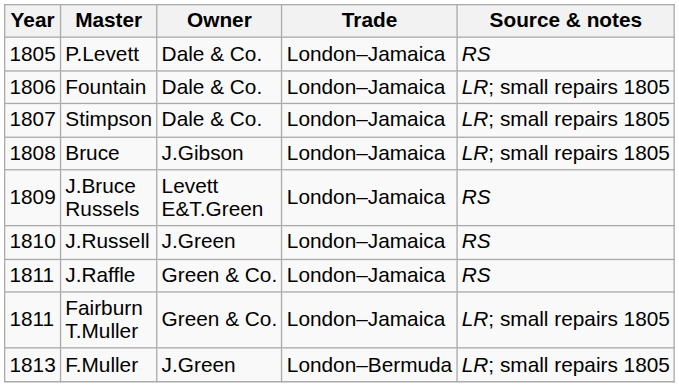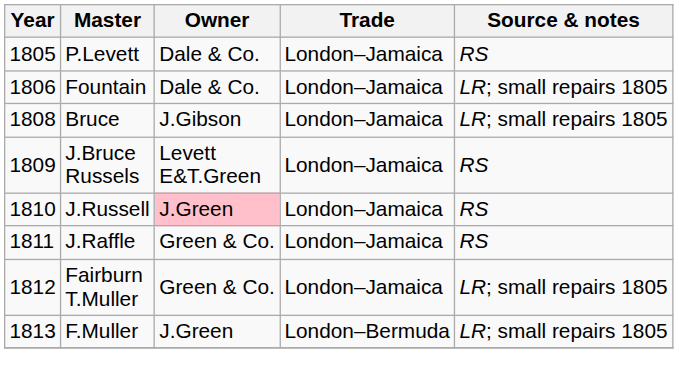- row: (109, 119)
(199, 242) no background -> (196, 209) pink background
(32, 319) 1811 -> (33, 287) 1812
